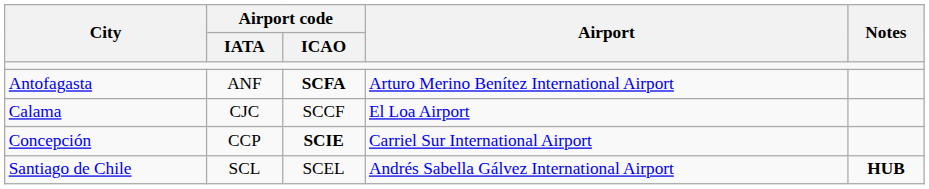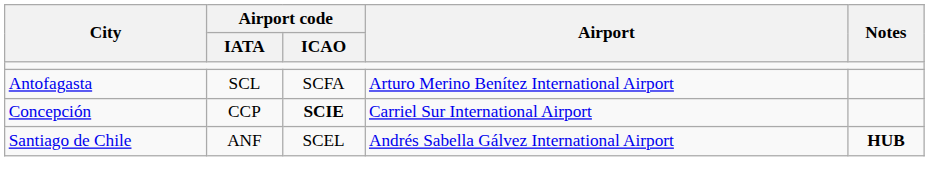(244, 83) ANF -> (244, 83) SCL
(324, 83) bold -> (324, 83) normal
- row: (35, 112)
(244, 168) SCL -> (244, 140) ANF
